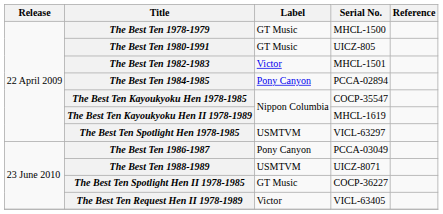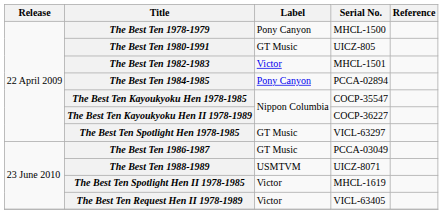(277, 30) GT Music -> (284, 30) Pony Canyon
(360, 115) MHCL-1619 -> (361, 115) COCP-36227
(279, 132) USMTVM -> (277, 132) GT Music
(284, 149) Pony Canyon -> (277, 149) GT Music
(277, 183) GT Music -> (269, 183) Victor
(361, 183) COCP-36227 -> (360, 183) MHCL-1619
